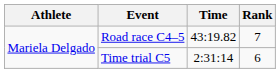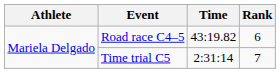(257, 36) 7 -> (257, 36) 6
(257, 58) 6 -> (257, 58) 7
